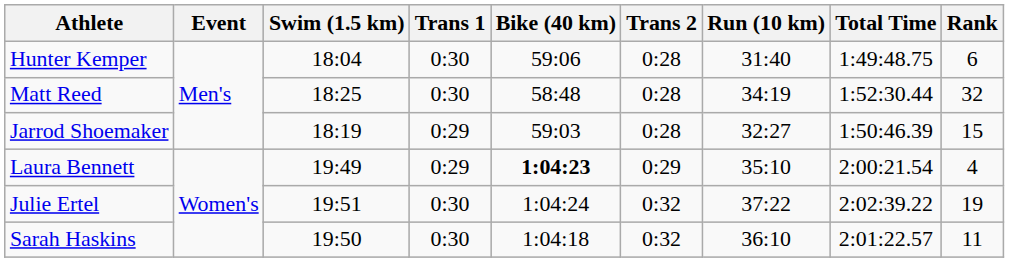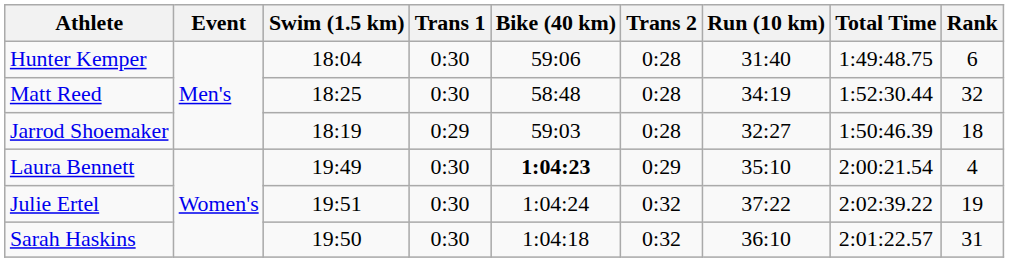(972, 131) 15 -> (972, 131) 18
(450, 167) 0:29 -> (450, 167) 0:30
(972, 239) 11 -> (972, 239) 31
